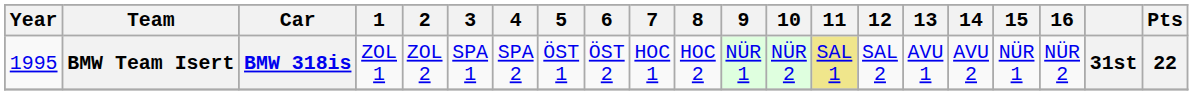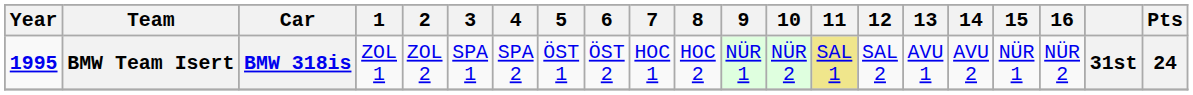(34, 63) normal -> (34, 63) bold
(1165, 63) 22 -> (1165, 63) 24
